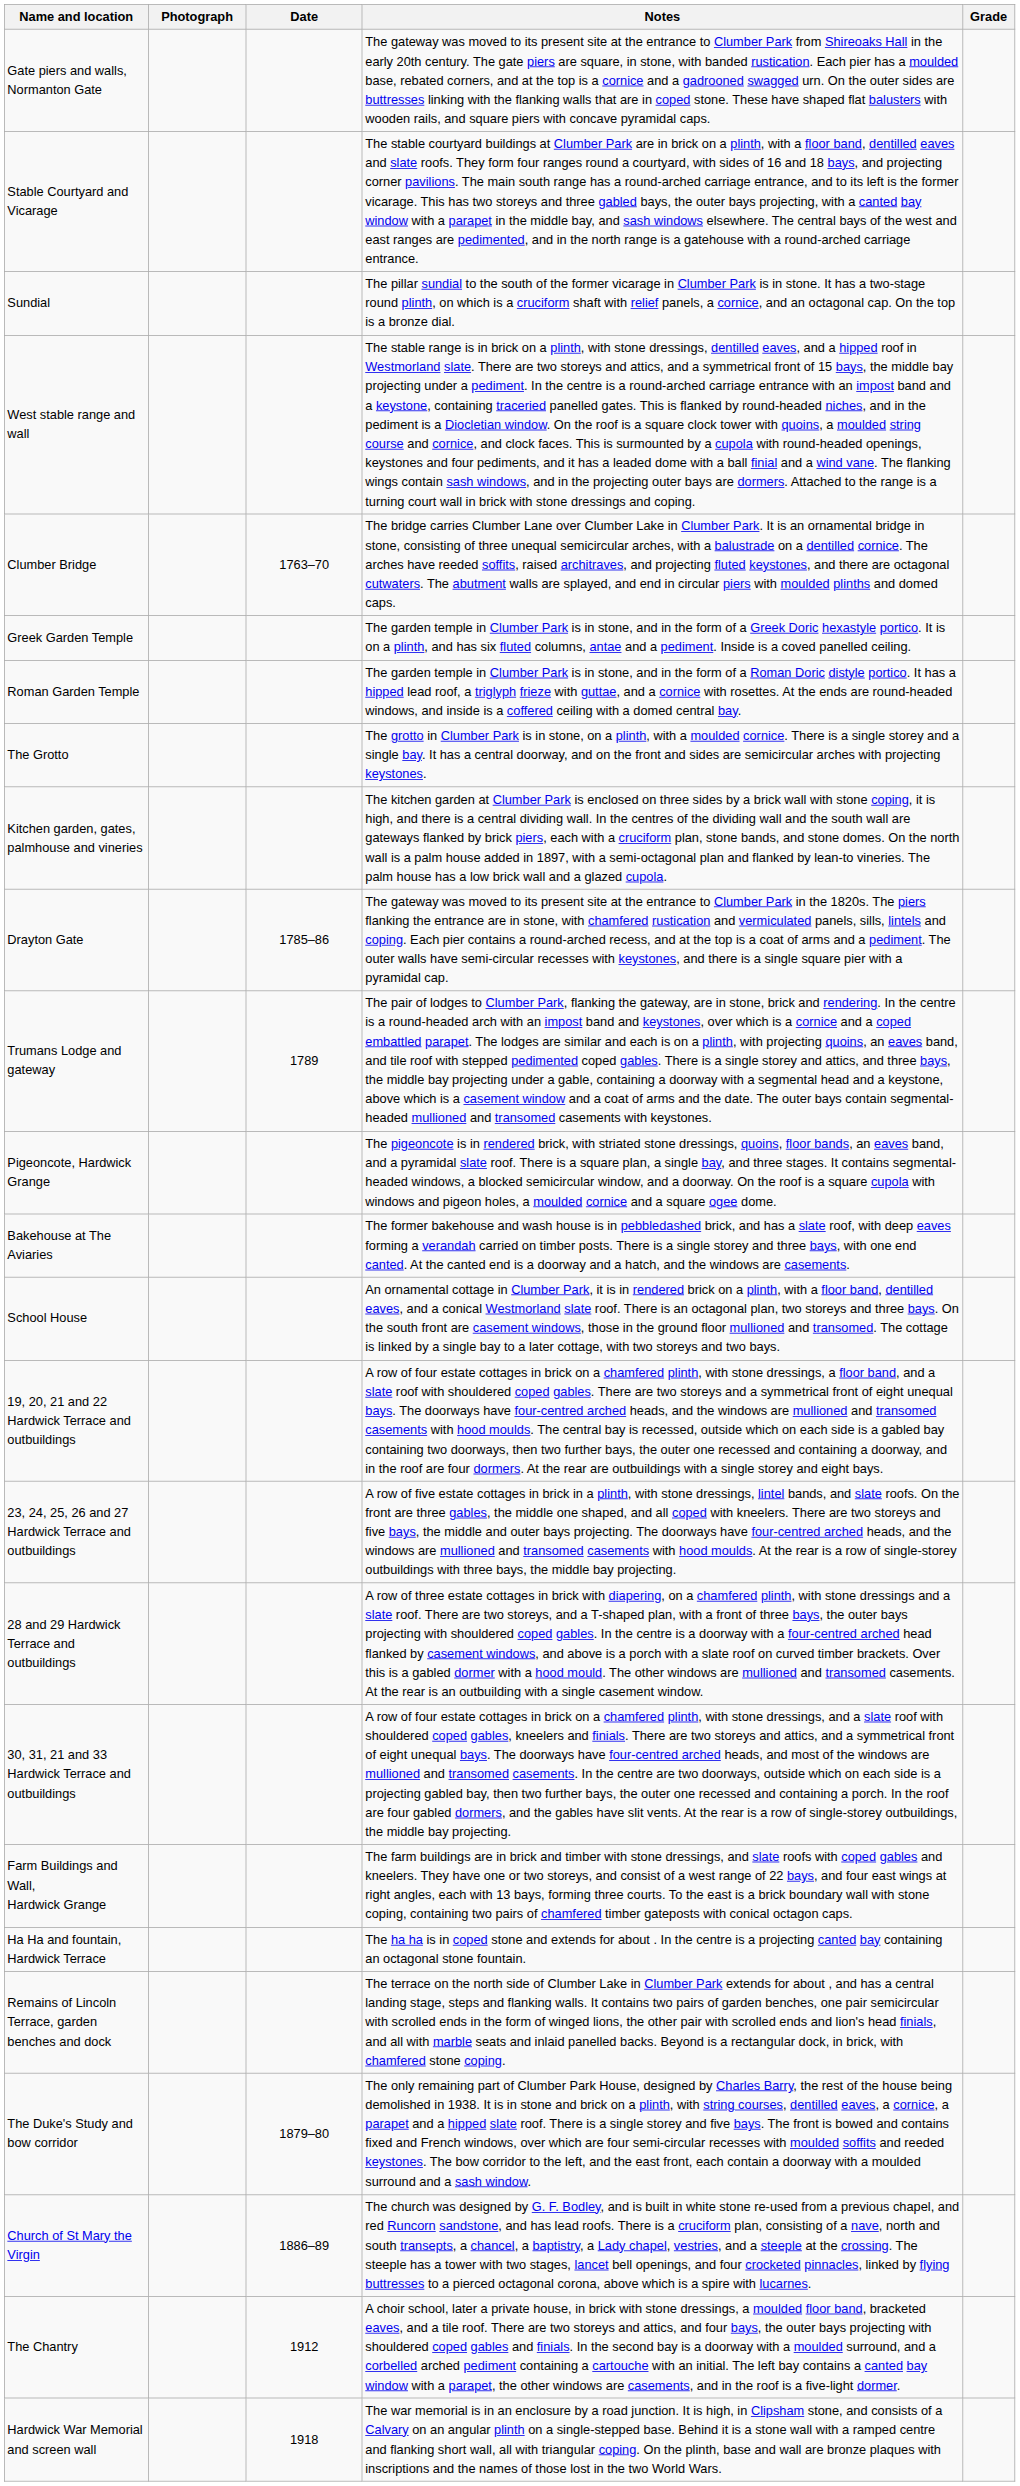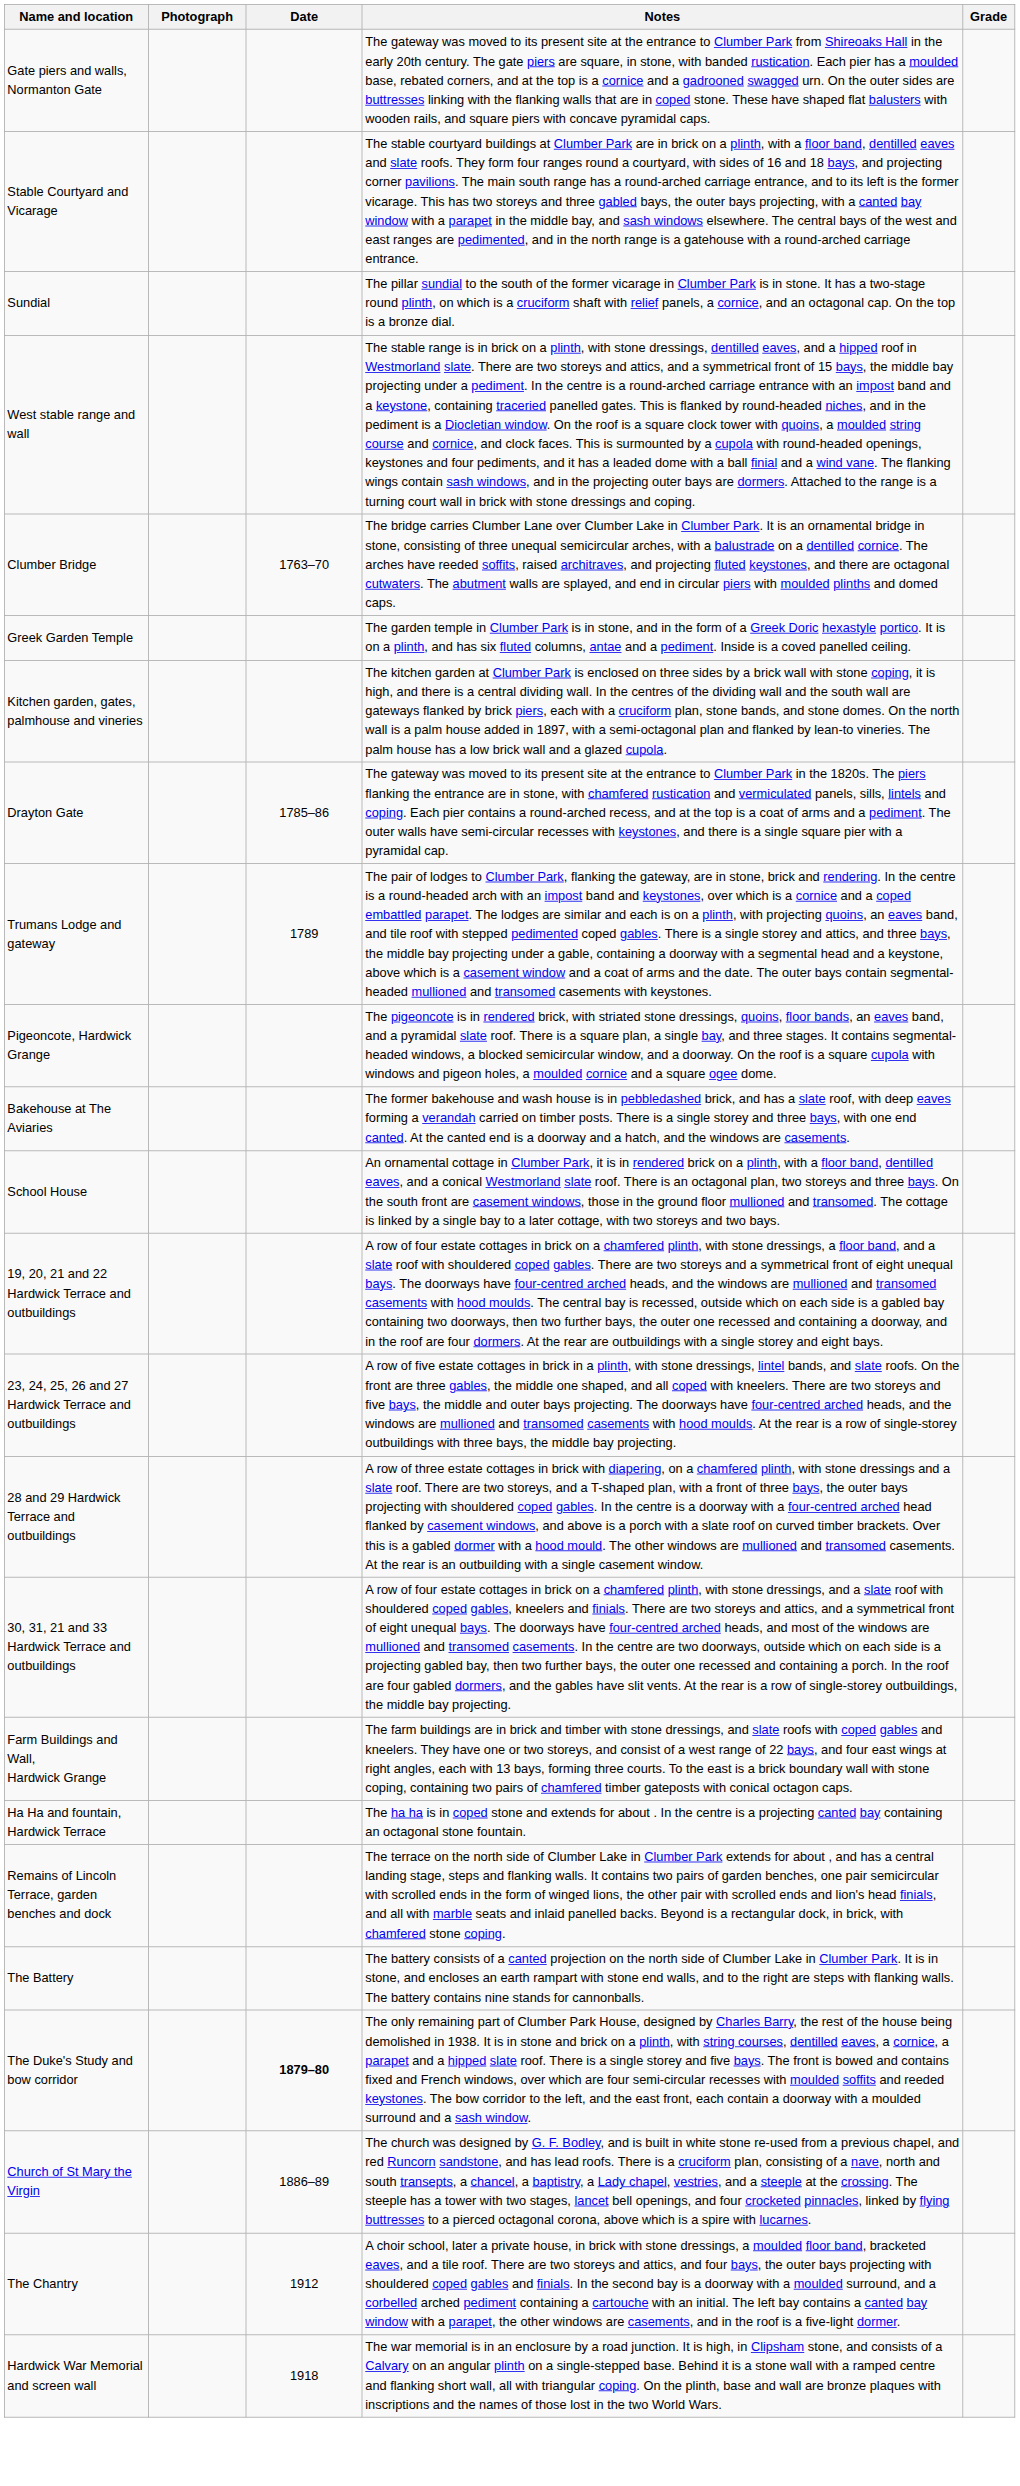- row: (73, 691)
- row: (38, 755)
+ row: (40, 1978)
(304, 2134) normal -> (304, 2070) bold
